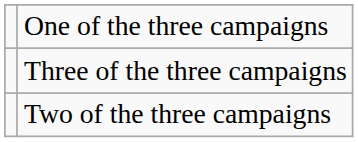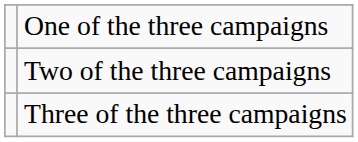rows swapped: (178, 114) <-> (185, 70)
